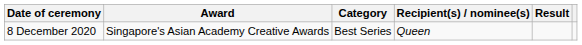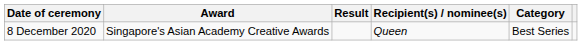columns swapped: (363, 13) <-> (552, 13)
